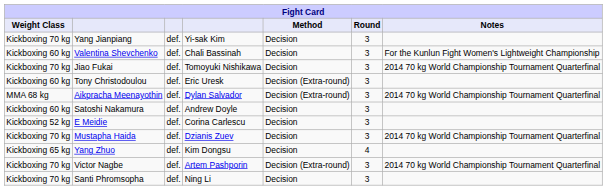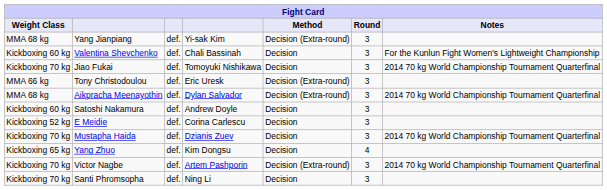(38, 39) Kickboxing 70 kg -> (27, 39) MMA 68 kg
(281, 39) Decision -> (307, 39) Decision (Extra-round)
(38, 81) Kickboxing 60 kg -> (27, 81) MMA 66 kg
